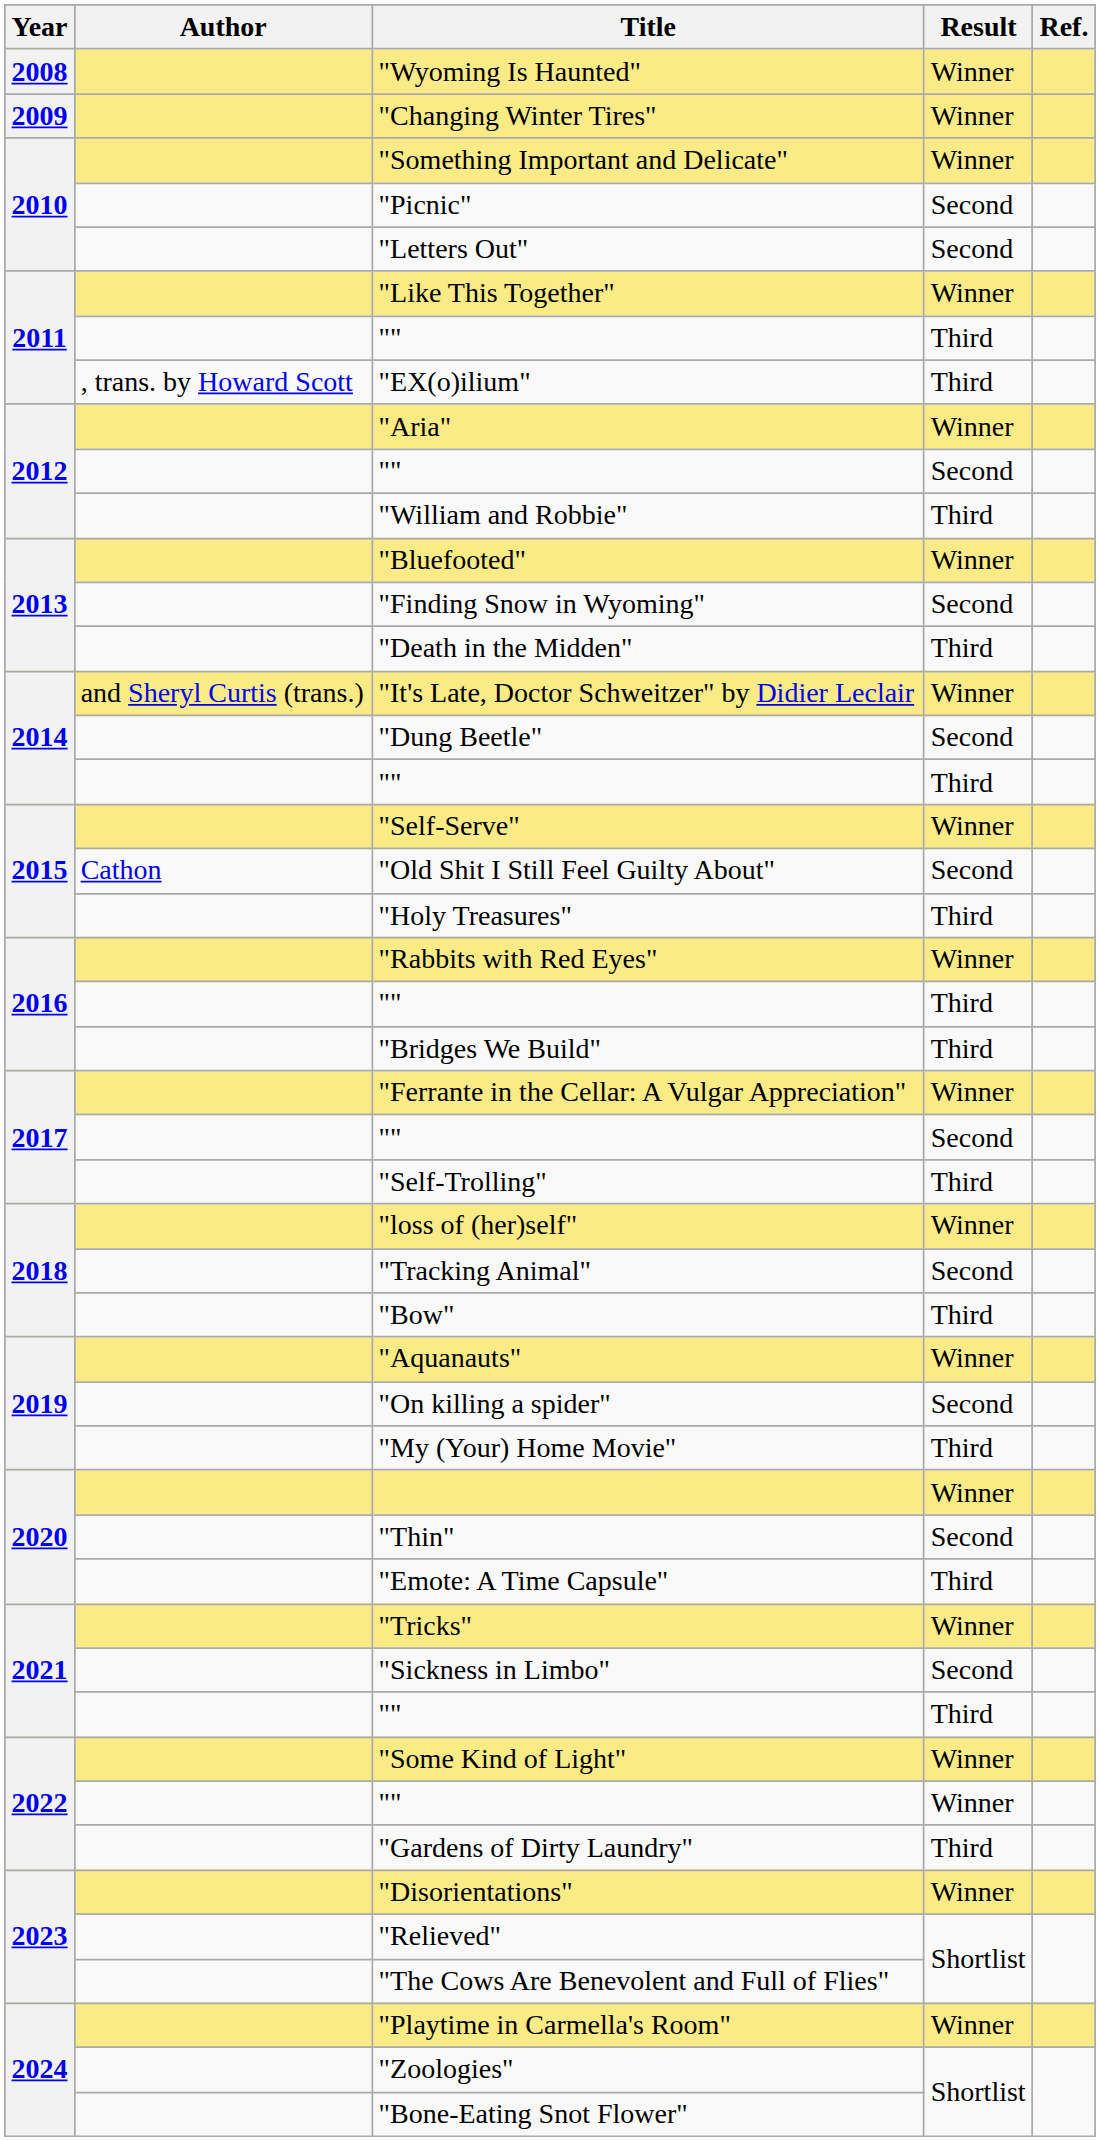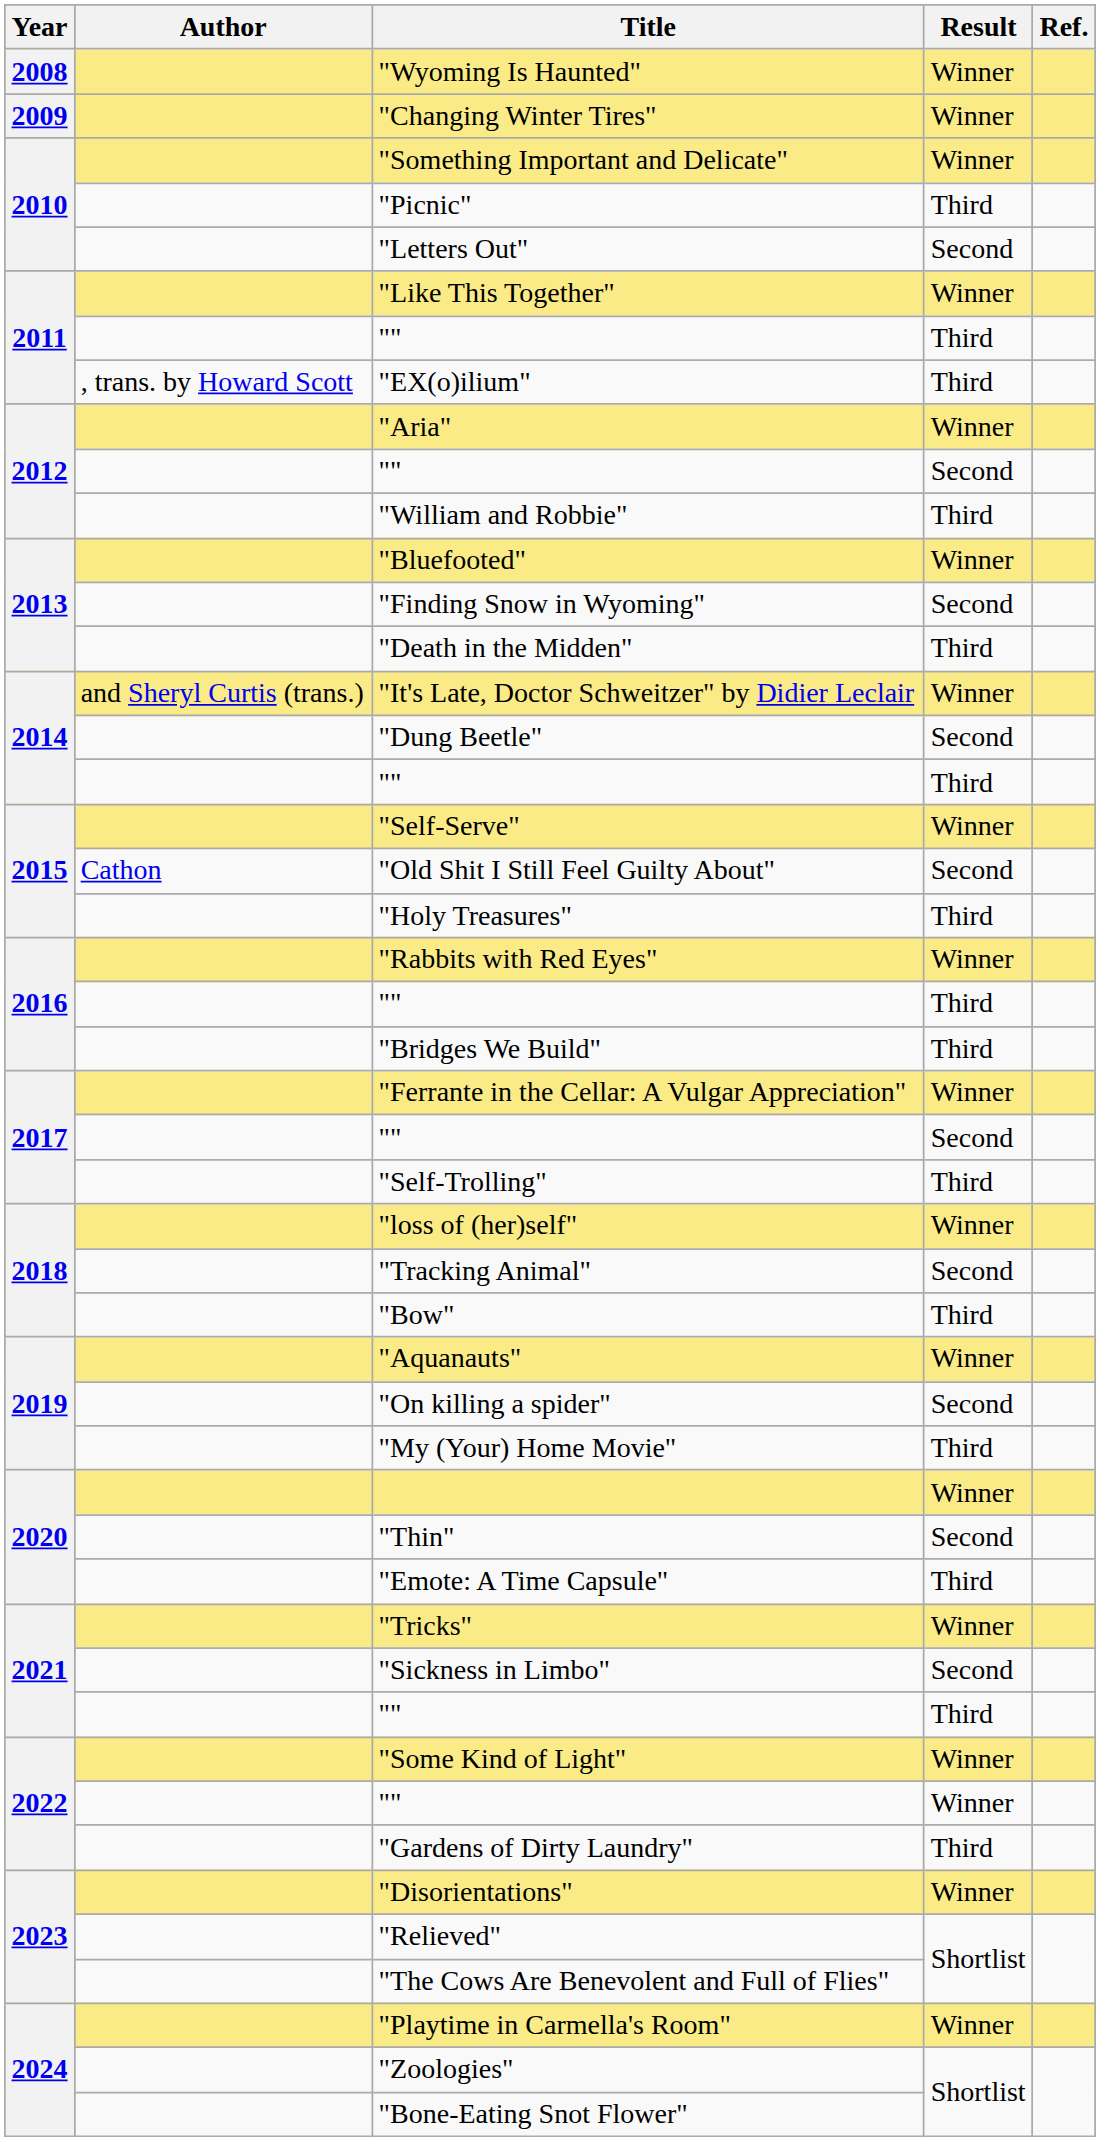(972, 204) Second -> (962, 204) Third
